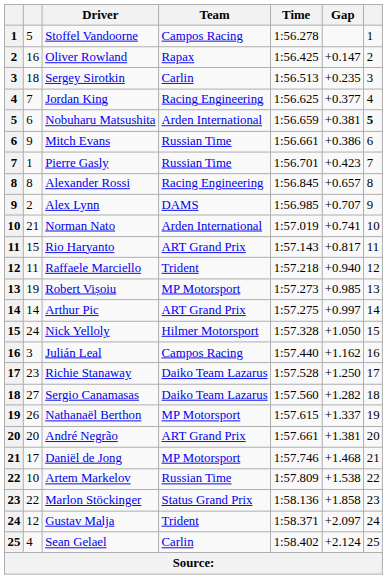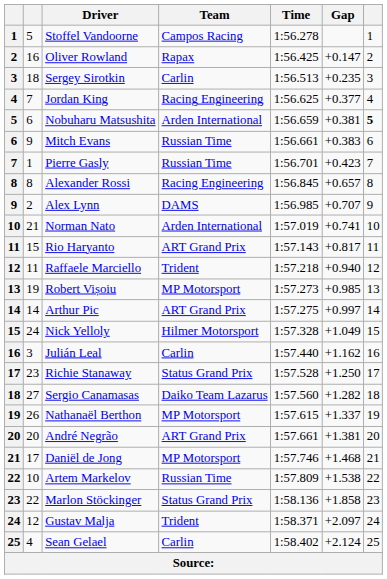(343, 141) +0.386 -> (343, 141) +0.383
(343, 331) +1.050 -> (343, 331) +1.049
(202, 352) Campos Racing -> (178, 352) Carlin
(215, 373) Daiko Team Lazarus -> (207, 373) Status Grand Prix
